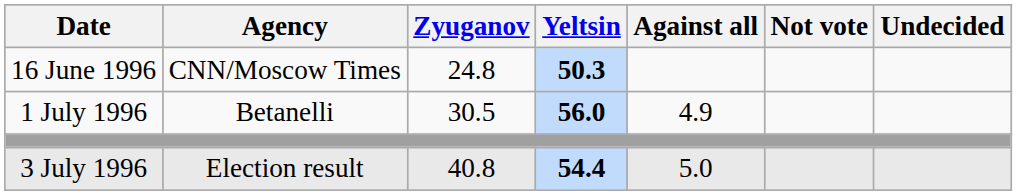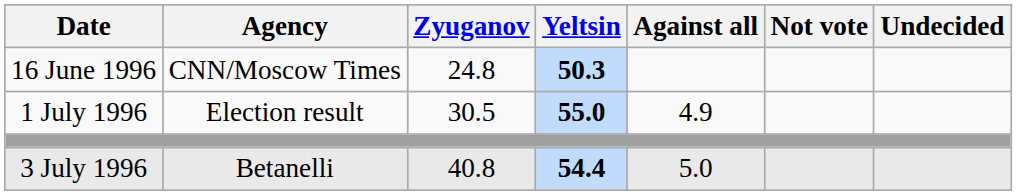(285, 112) Betanelli -> (285, 112) Election result
(581, 112) 56.0 -> (581, 112) 55.0
(285, 168) Election result -> (285, 168) Betanelli
